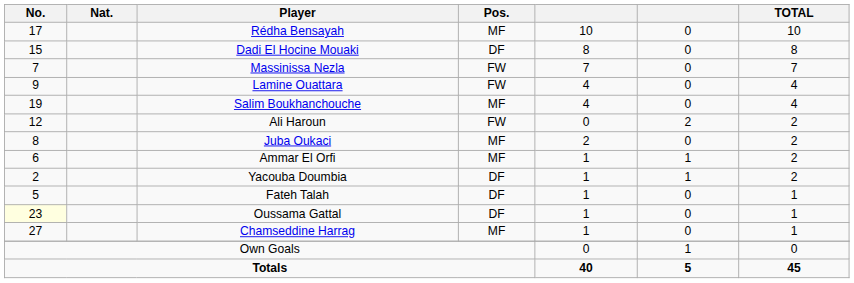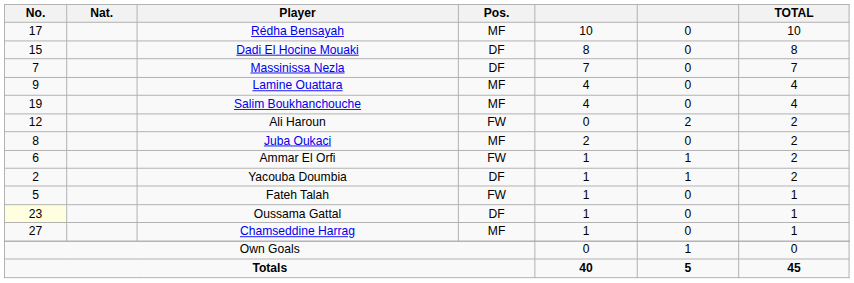(497, 67) FW -> (497, 67) DF
(497, 85) FW -> (497, 85) MF
(497, 158) MF -> (497, 158) FW
(497, 195) DF -> (497, 195) FW
